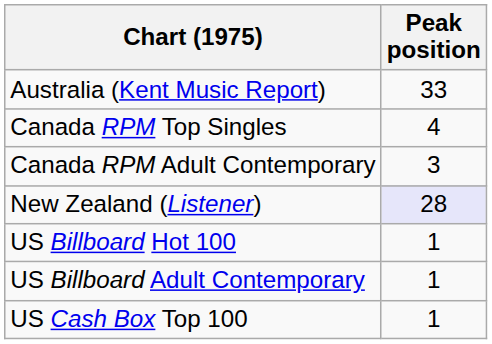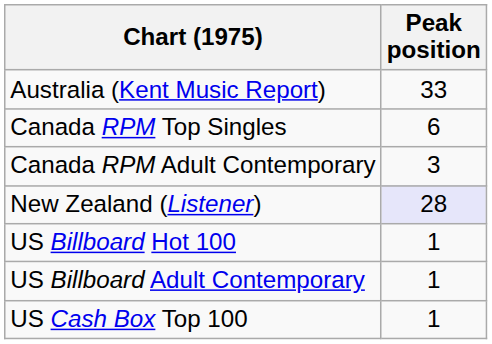(434, 127) 4 -> (434, 127) 6
